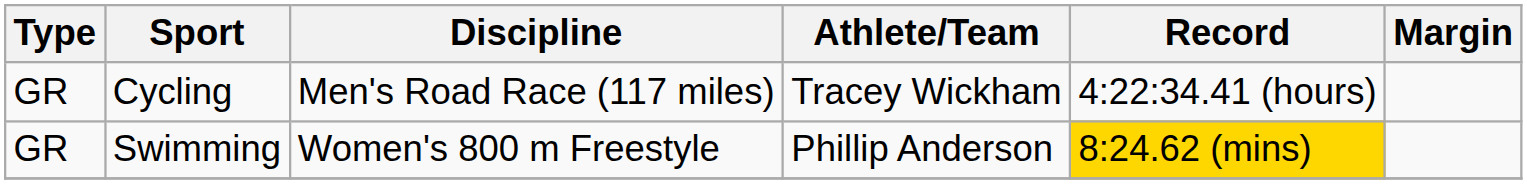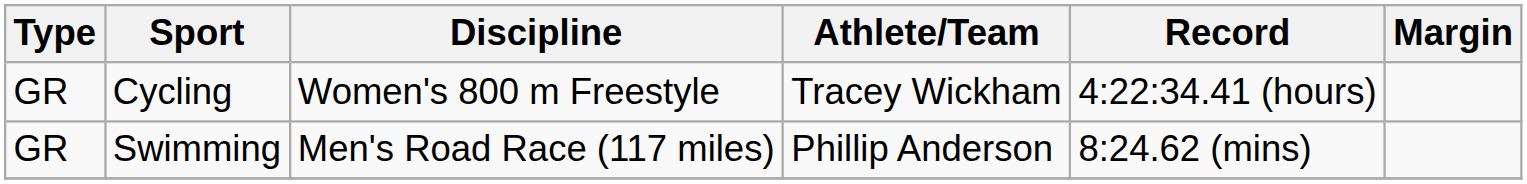(536, 91) Men's Road Race (117 miles) -> (509, 91) Women's 800 m Freestyle
(509, 149) Women's 800 m Freestyle -> (536, 149) Men's Road Race (117 miles)
(1195, 149) gold background -> (1195, 149) no background
